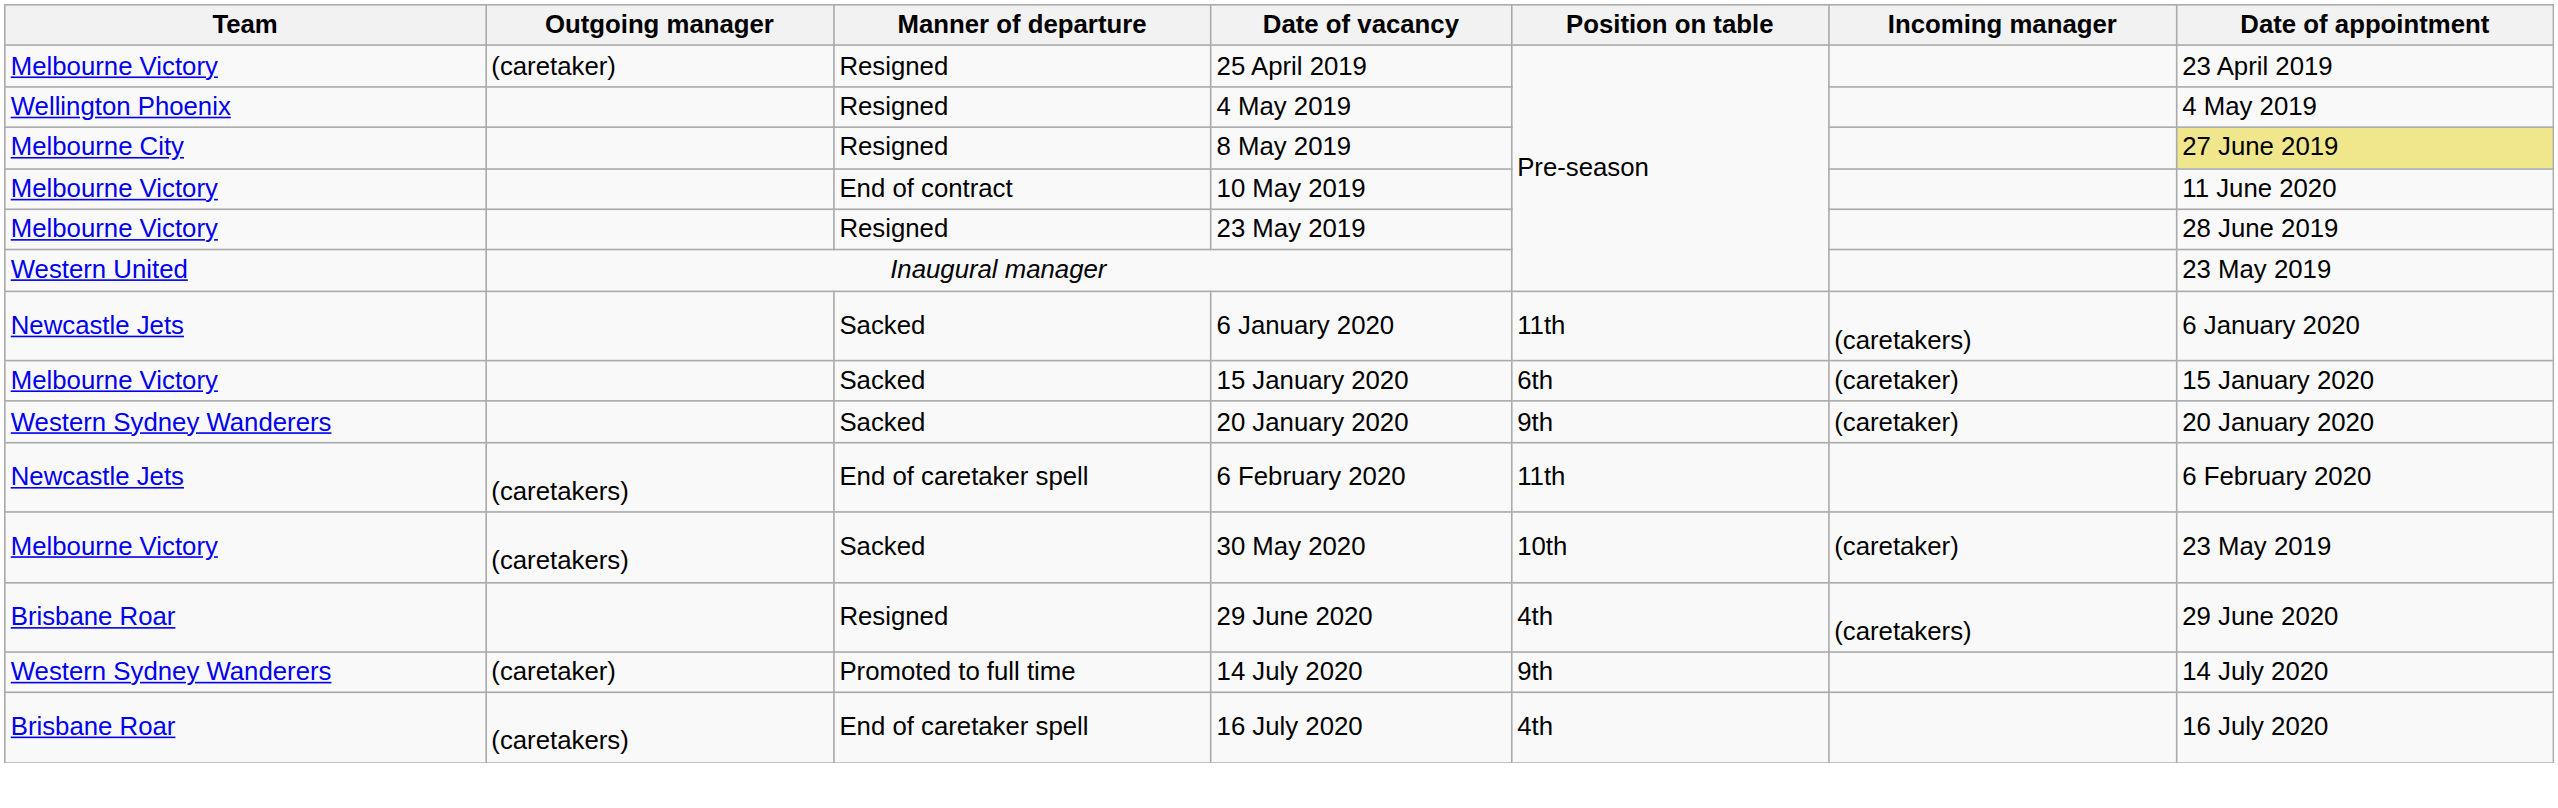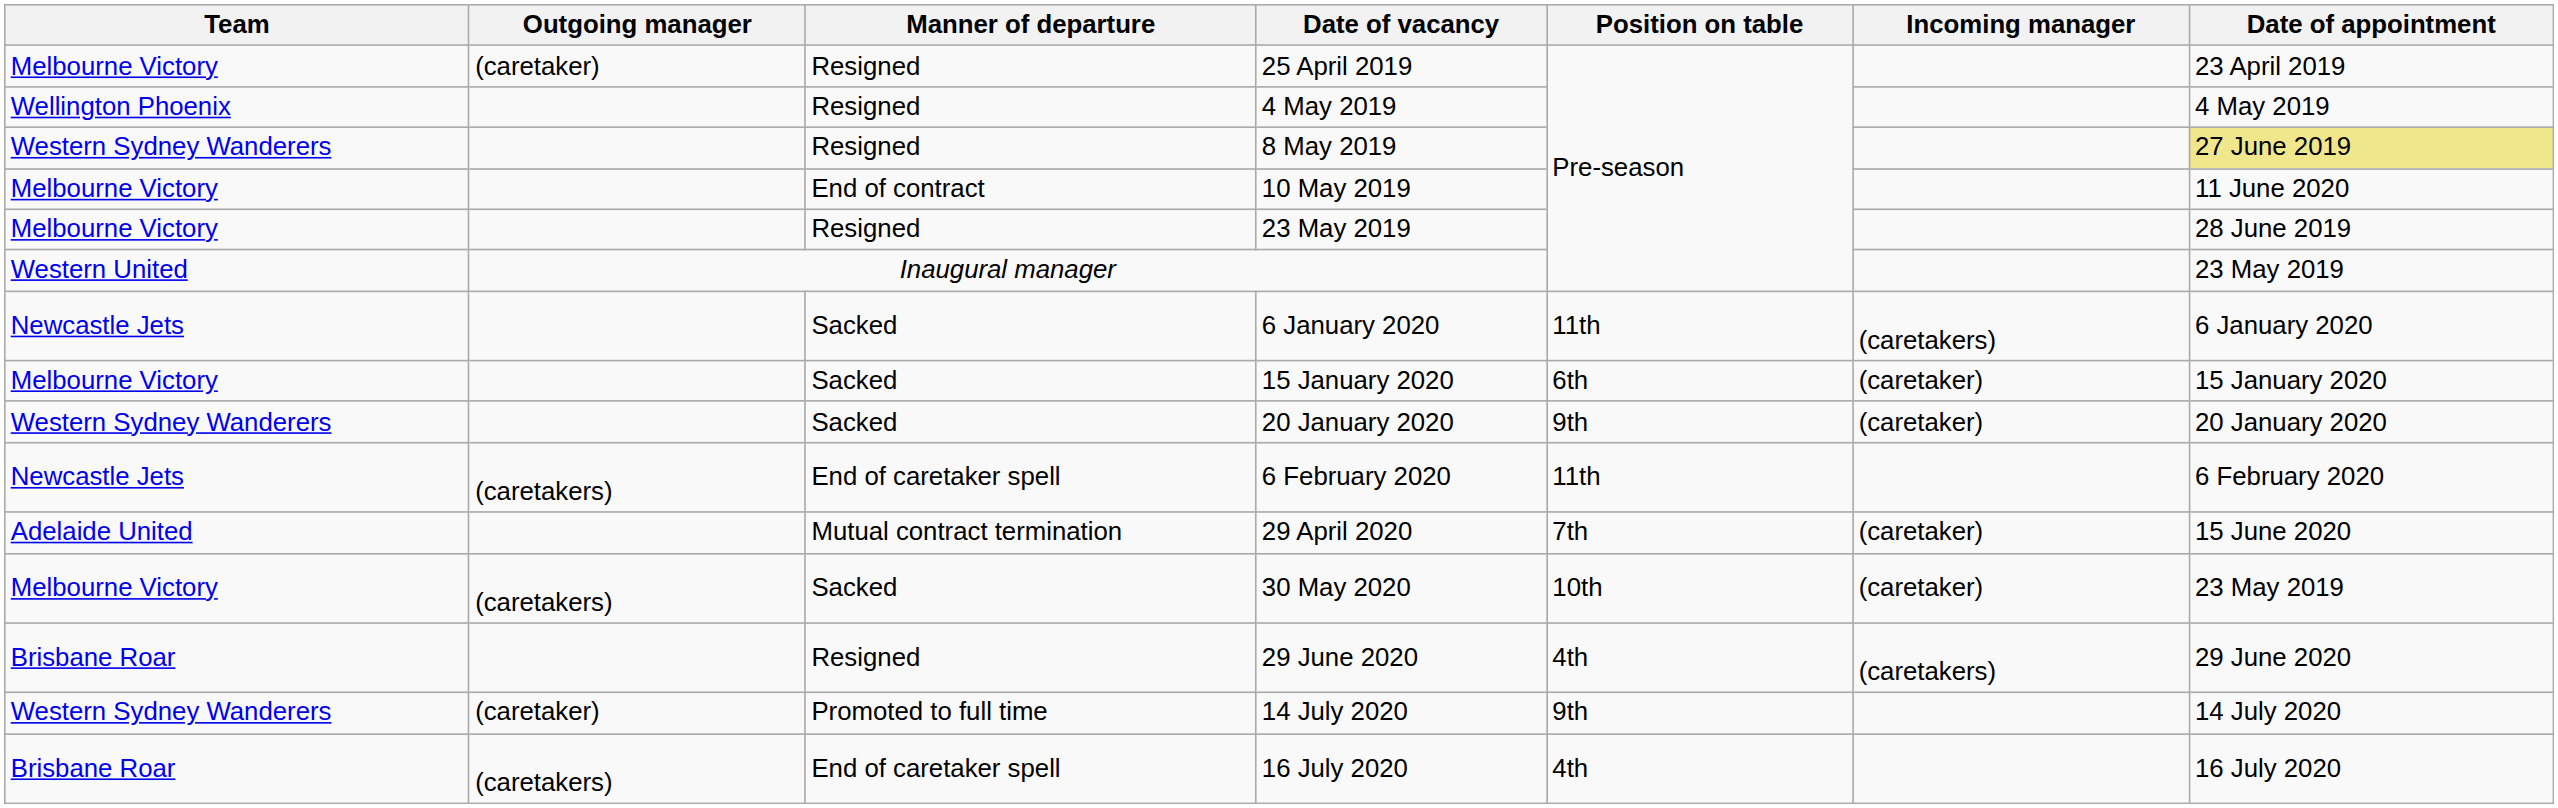(97, 147) Melbourne City -> (171, 147) Western Sydney Wanderers
+ row: (1337, 532)
